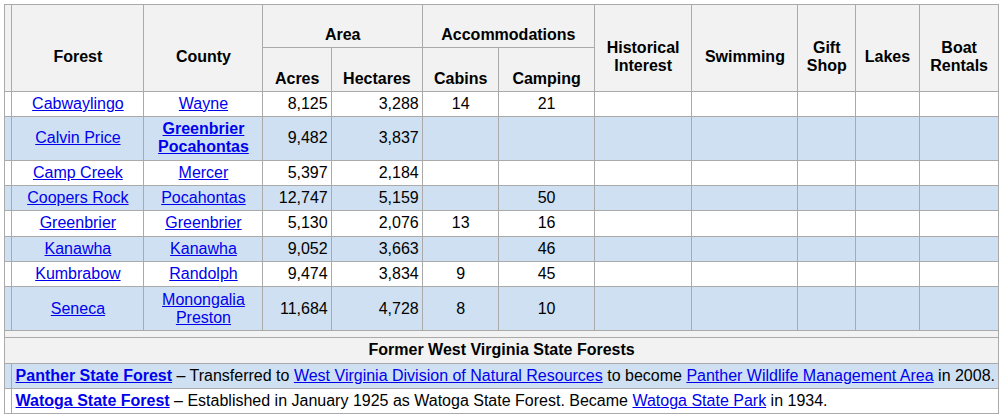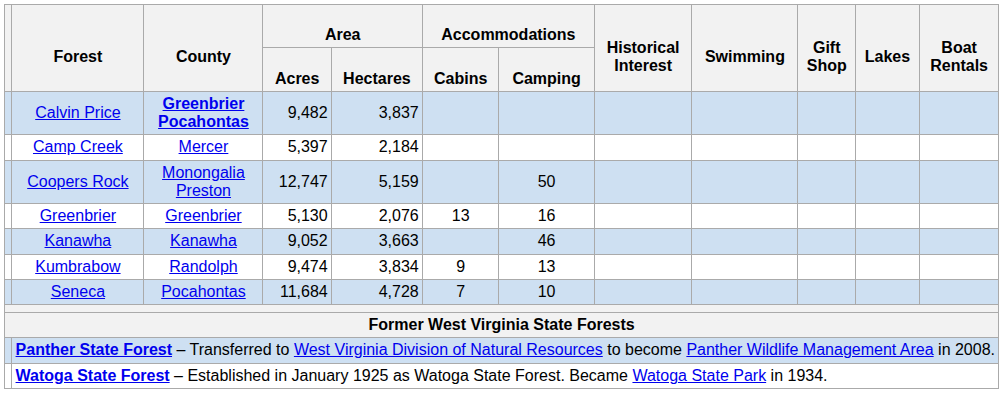- row: (78, 103)
(203, 198) Pocahontas -> (203, 181) Monongalia Preston
(547, 274) 45 -> (547, 266) 13
(203, 308) Monongalia Preston -> (203, 292) Pocahontas
(461, 308) 8 -> (461, 292) 7
